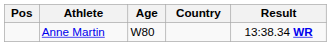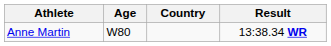- column: (22, 13)
